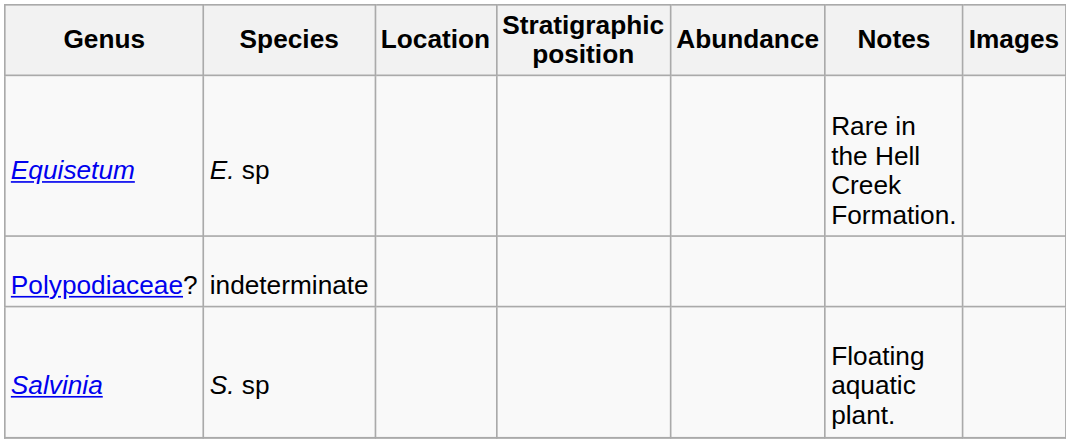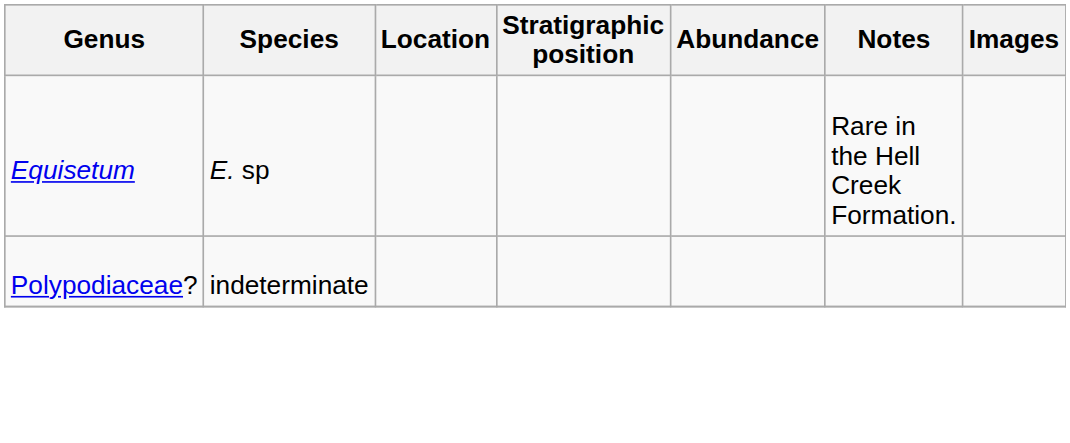- row: (57, 386)
